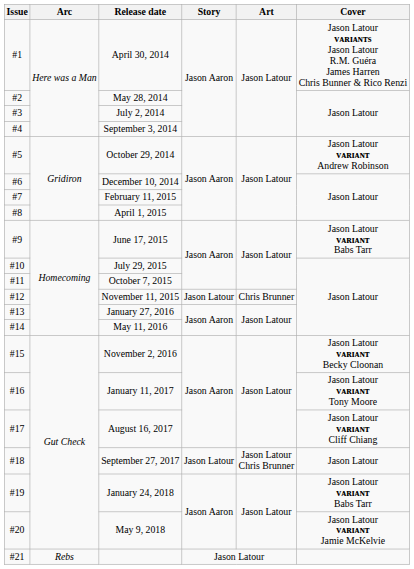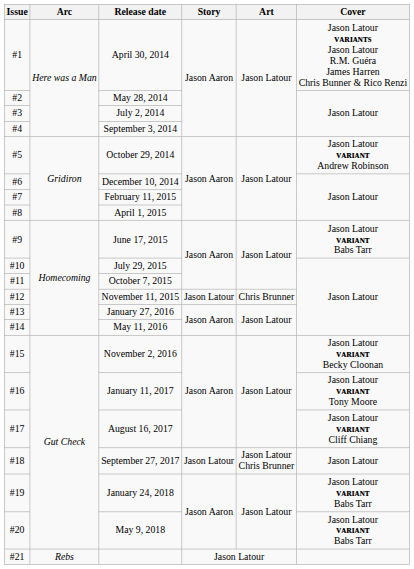(353, 530) Jason Latour ᴠᴀʀɪᴀɴᴛ Jamie McKelvie -> (353, 530) Jason Latour ᴠᴀʀɪᴀɴᴛ Babs Tarr
